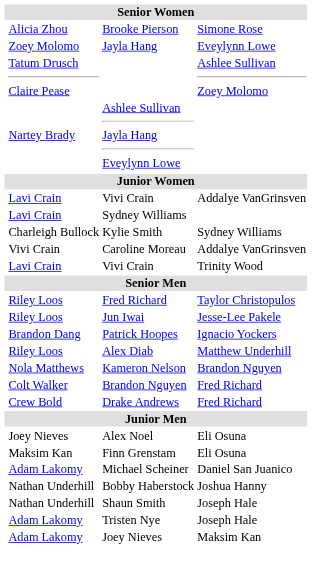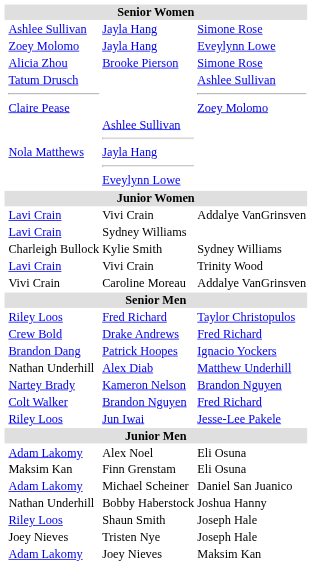+ row: (130, 29)
rows swapped: (130, 46) <-> (140, 29)
(42, 135) Nartey Brady -> (46, 152) Nola Matthews
rows swapped: (128, 266) <-> (144, 249)
rows swapped: (123, 317) <-> (141, 401)
(36, 351) Riley Loos -> (51, 368) Nathan Underhill
(46, 368) Nola Matthews -> (42, 385) Nartey Brady
(38, 435) Joey Nieves -> (46, 452) Adam Lakomy
(51, 503) Nathan Underhill -> (36, 520) Riley Loos
(46, 520) Adam Lakomy -> (38, 537) Joey Nieves
